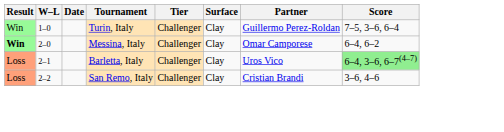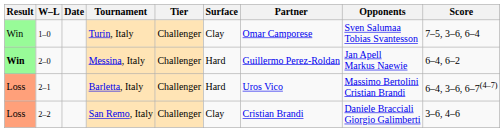+ column: (382, 12)
(291, 28) Guillermo Perez-Roldan -> (277, 33) Omar Camporese
(215, 43) Clay -> (215, 60) Hard
(277, 43) Omar Camporese -> (291, 60) Guillermo Perez-Roldan
(215, 60) Clay -> (215, 87) Hard
(381, 60) lightgreen background -> (461, 87) no background
